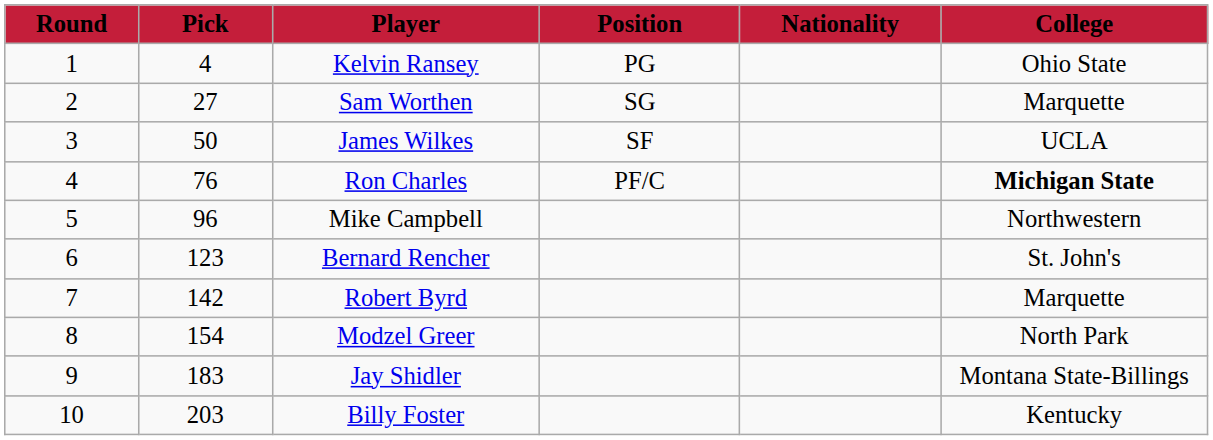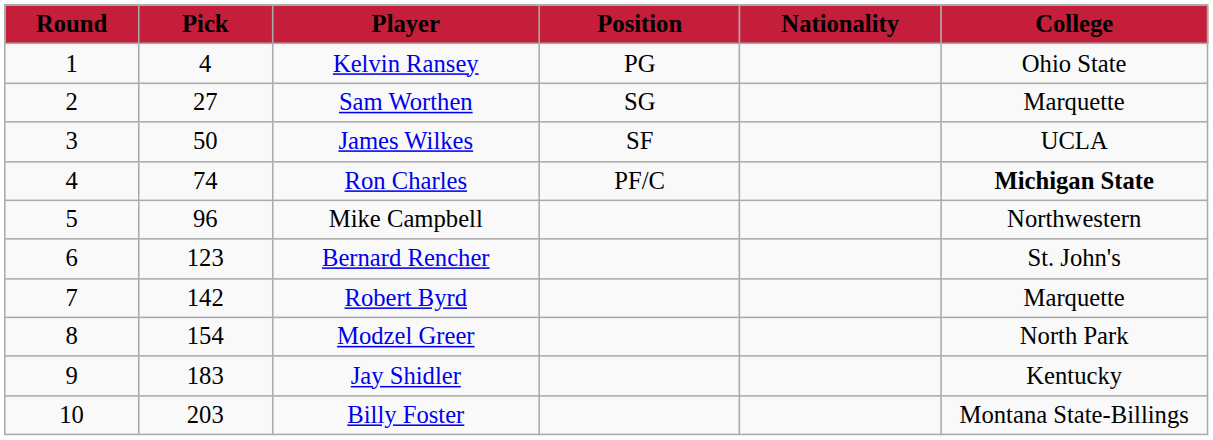(205, 180) 76 -> (205, 180) 74
(1074, 375) Montana State-Billings -> (1074, 375) Kentucky
(1074, 414) Kentucky -> (1074, 414) Montana State-Billings
